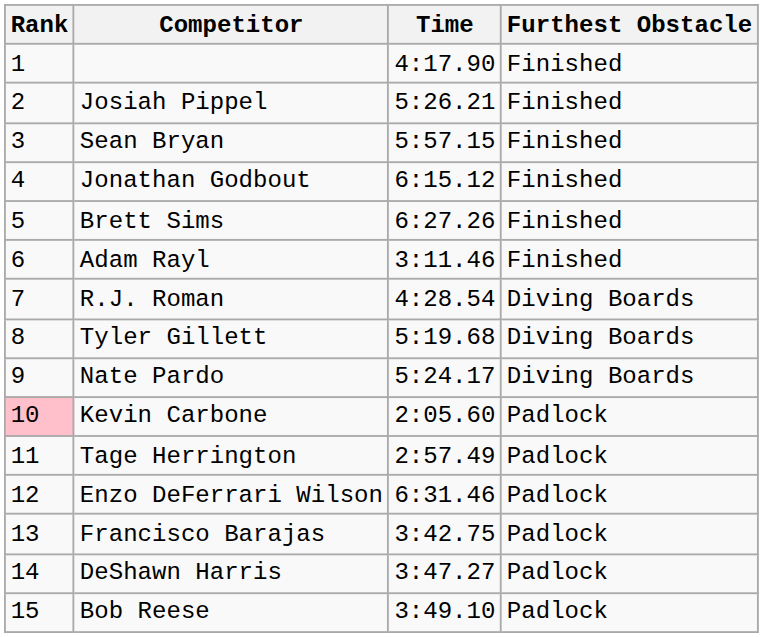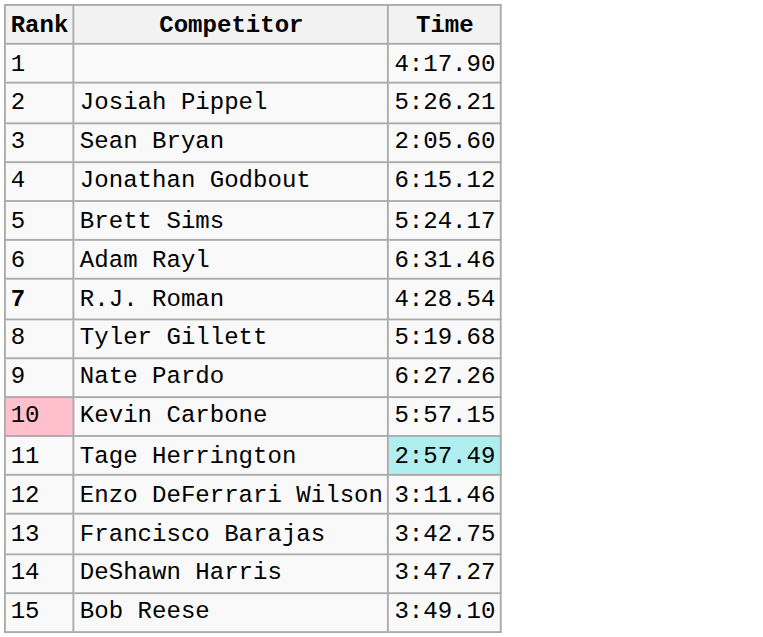- column: (630, 25)
(445, 142) 5:57.15 -> (445, 142) 2:05.60
(445, 221) 6:27.26 -> (445, 221) 5:24.17
(445, 260) 3:11.46 -> (445, 260) 6:31.46
(18, 299) normal -> (18, 299) bold
(445, 377) 5:24.17 -> (445, 377) 6:27.26
(445, 416) 2:05.60 -> (445, 416) 5:57.15
(445, 456) no background -> (445, 456) paleturquoise background
(445, 495) 6:31.46 -> (445, 495) 3:11.46
